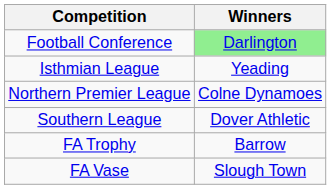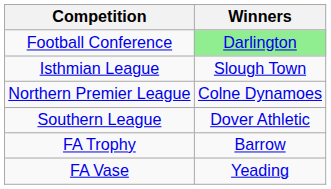(260, 68) Yeading -> (260, 68) Slough Town
(260, 171) Slough Town -> (260, 171) Yeading
